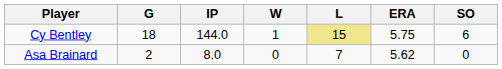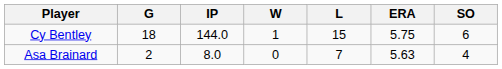(339, 34) khaki background -> (339, 34) no background
(402, 54) 5.62 -> (402, 54) 5.63
(466, 54) 0 -> (466, 54) 4
